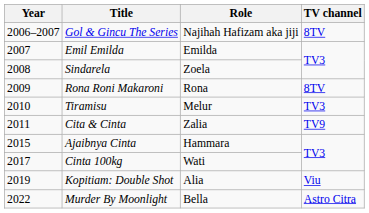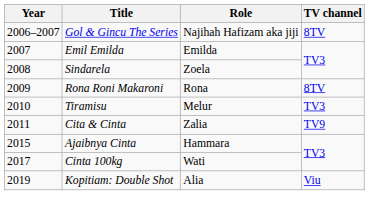- row: (116, 198)
